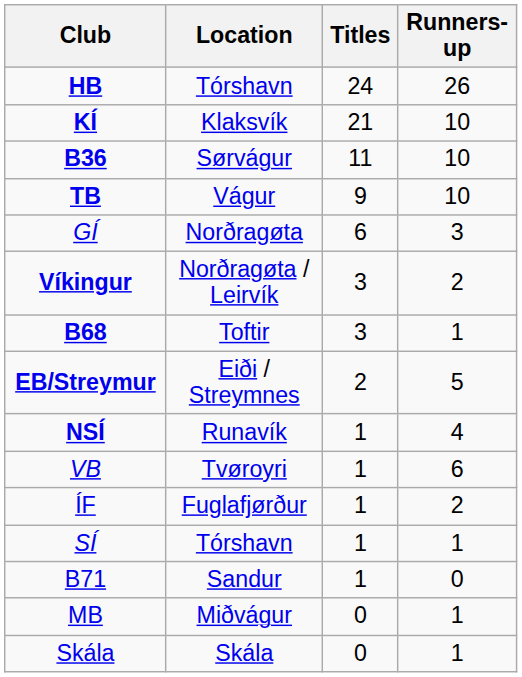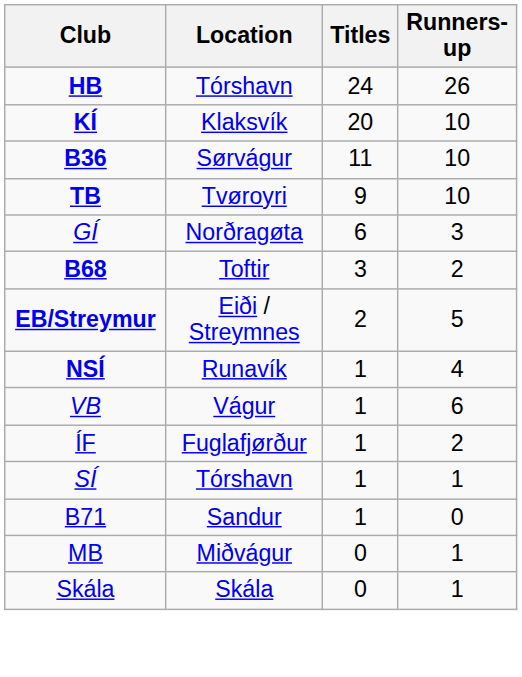(360, 122) 21 -> (360, 122) 20
(244, 196) Vágur -> (244, 196) Tvøroyri
- row: (85, 282)
(457, 332) 1 -> (457, 269) 2
(244, 469) Tvøroyri -> (244, 406) Vágur
